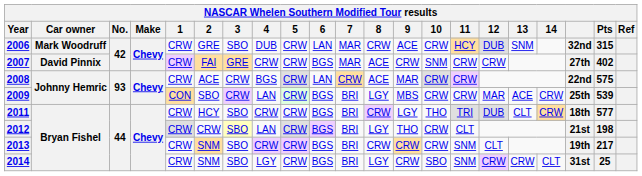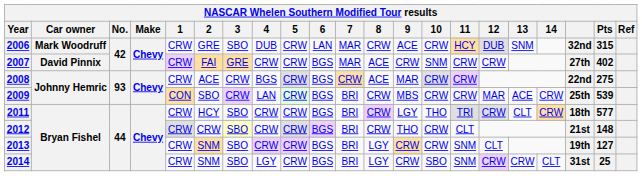(322, 79) LAN -> (322, 79) BGS
(605, 79) 575 -> (605, 79) 275
(379, 96) LGY -> (379, 96) CRW
(494, 112) DUB -> (494, 112) CRW
(266, 129) LAN -> (266, 129) CRW
(379, 129) LGY -> (379, 129) CRW
(605, 129) 198 -> (605, 129) 148
(379, 146) CRW -> (379, 146) LGY
(605, 146) 217 -> (605, 146) 127
